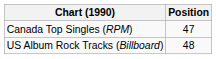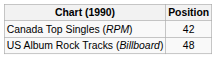(189, 29) 47 -> (189, 29) 42
